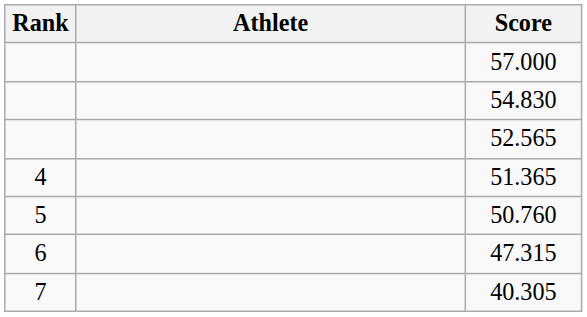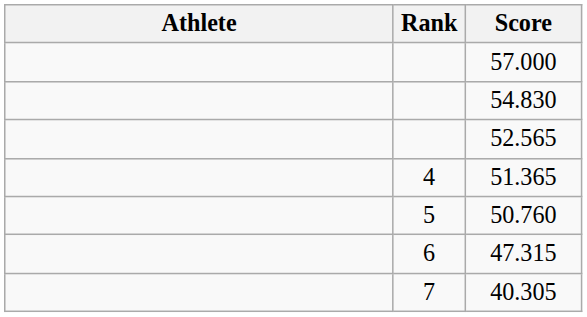columns swapped: (41, 23) <-> (271, 23)
